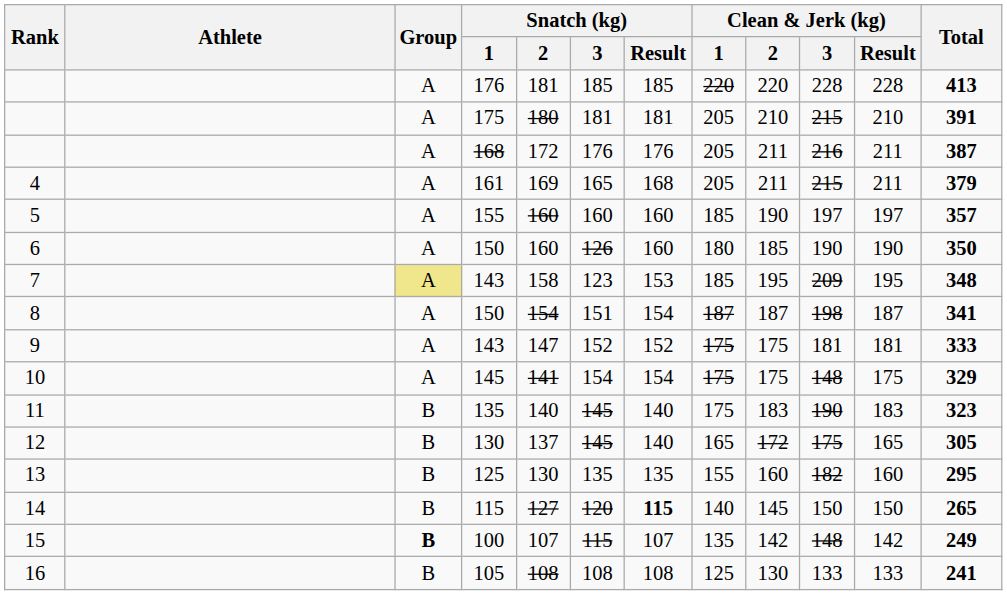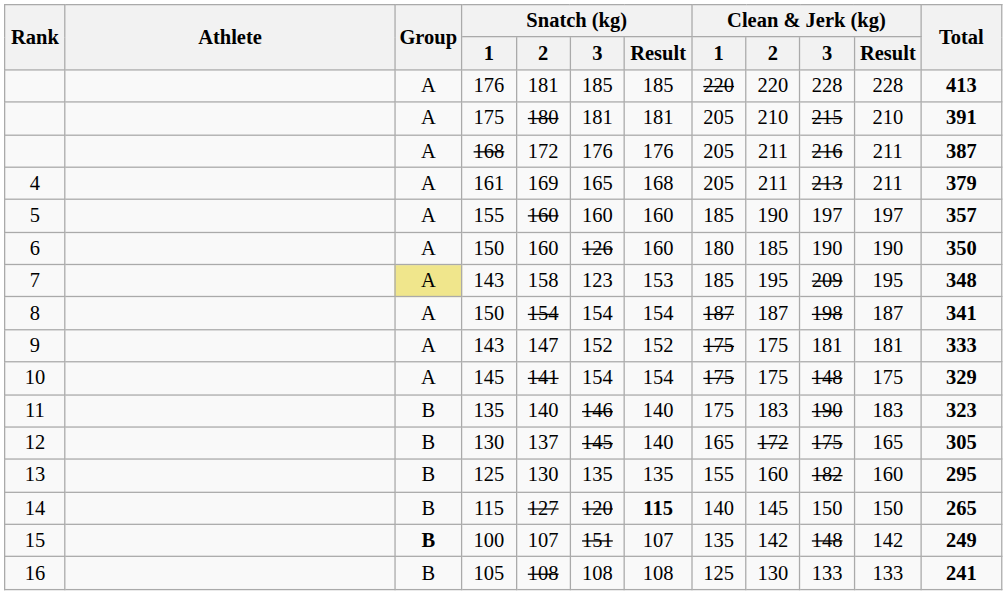(827, 183) 215 -> (827, 183) 213
(597, 313) 151 -> (597, 313) 154
(597, 410) 145 -> (597, 410) 146
(597, 540) 115 -> (597, 540) 151
